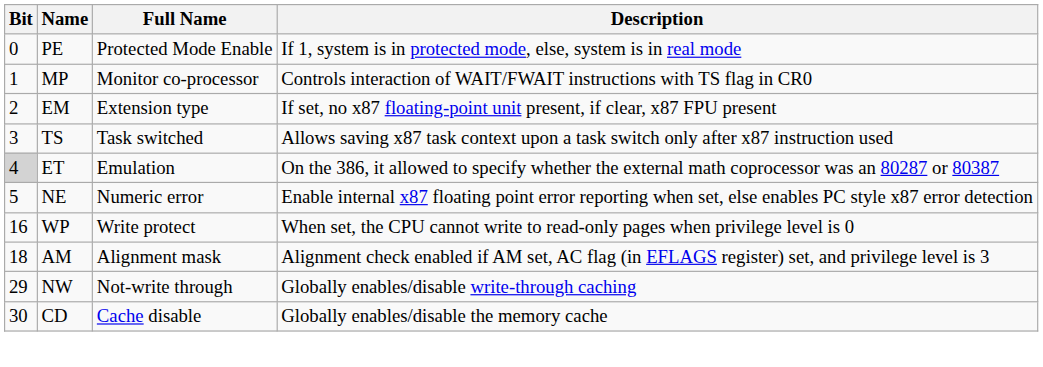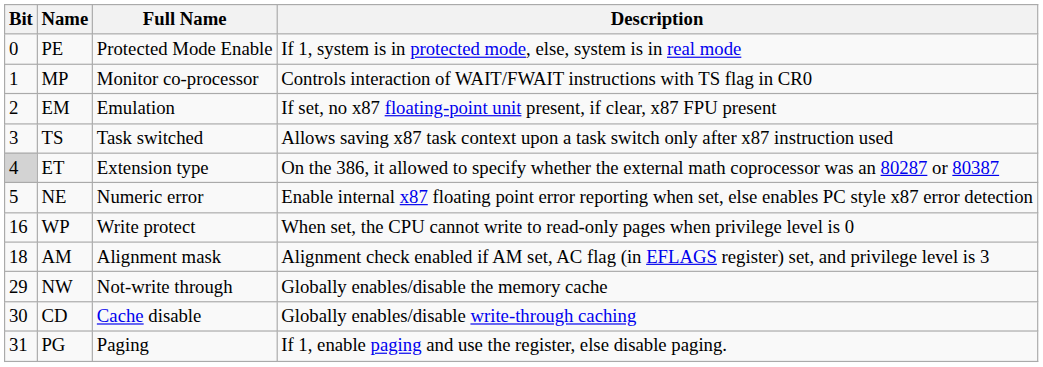(153, 108) Extension type -> (136, 108) Emulation
(136, 167) Emulation -> (153, 167) Extension type
(459, 286) Globally enables/disable write-through caching -> (444, 286) Globally enables/disable the memory cache
(444, 316) Globally enables/disable the memory cache -> (459, 316) Globally enables/disable write-through caching
+ row: (53, 345)
